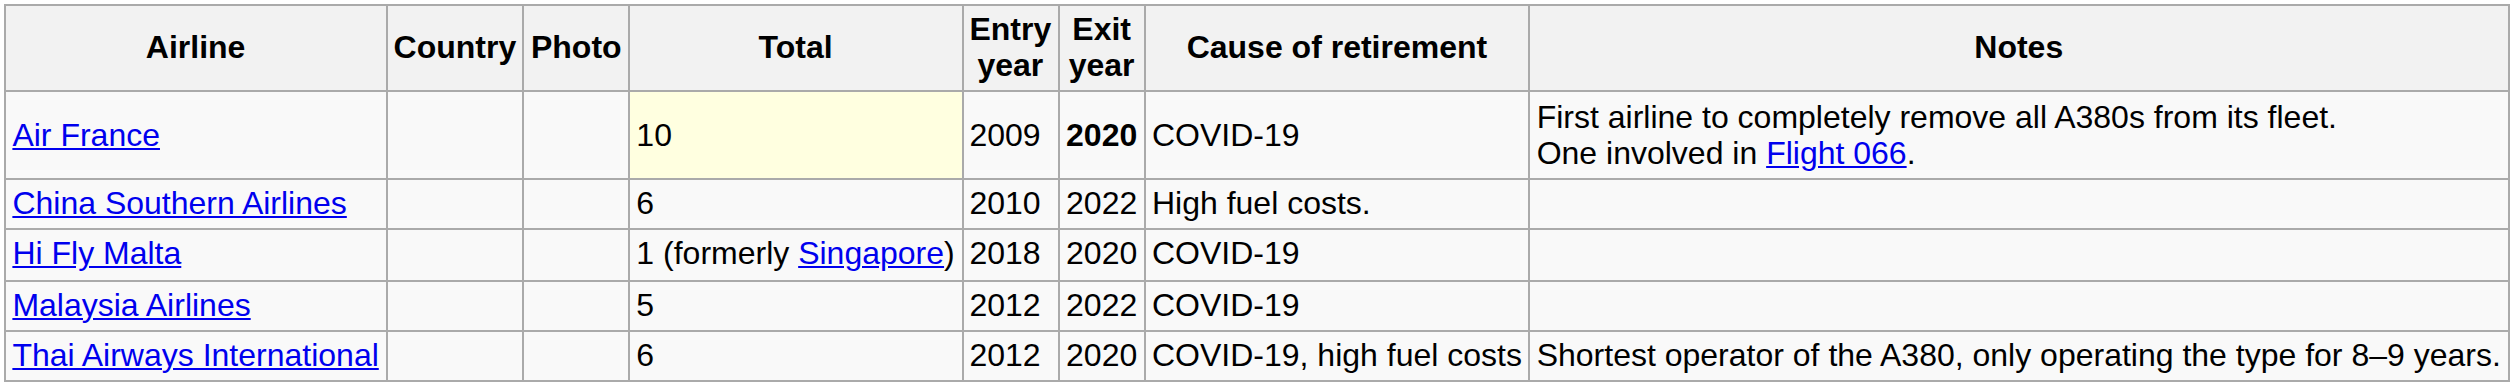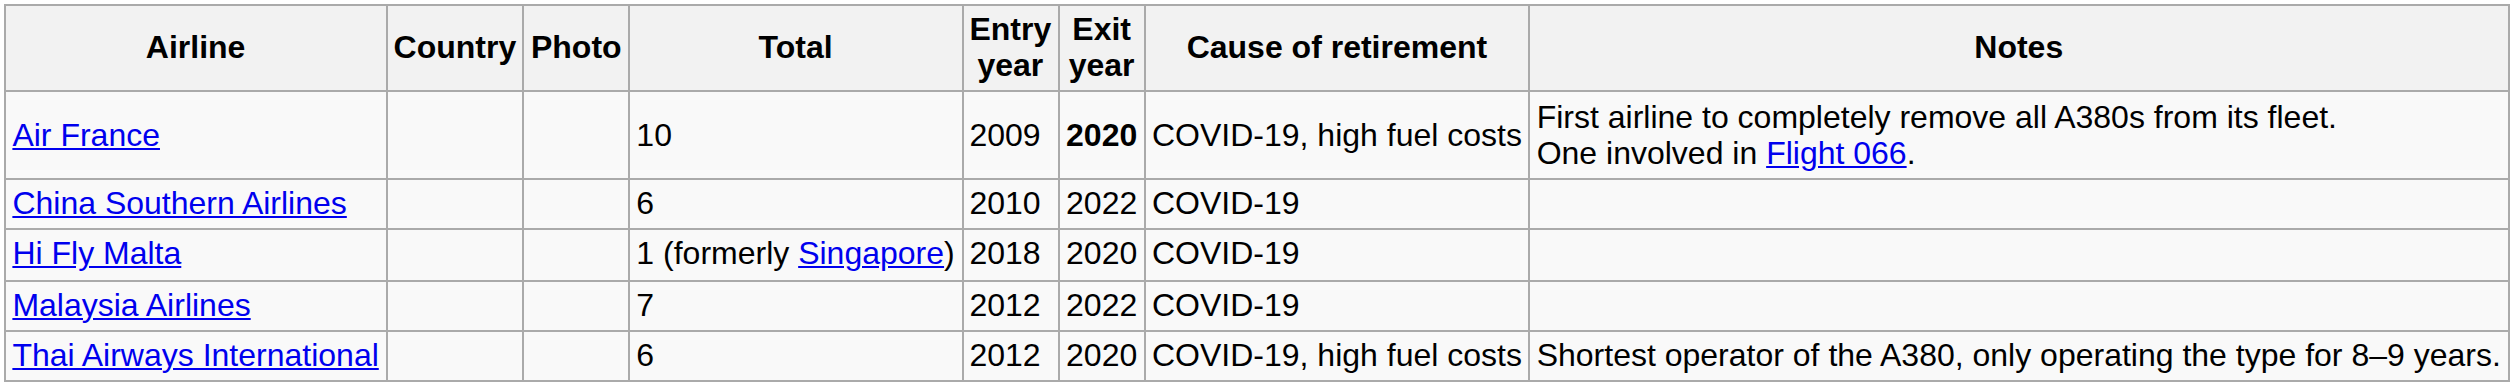(654, 134) lightyellow background -> (654, 134) no background
(1226, 134) COVID-19 -> (1337, 134) COVID-19, high fuel costs
(1261, 203) High fuel costs. -> (1226, 203) COVID-19
(645, 304) 5 -> (645, 304) 7
